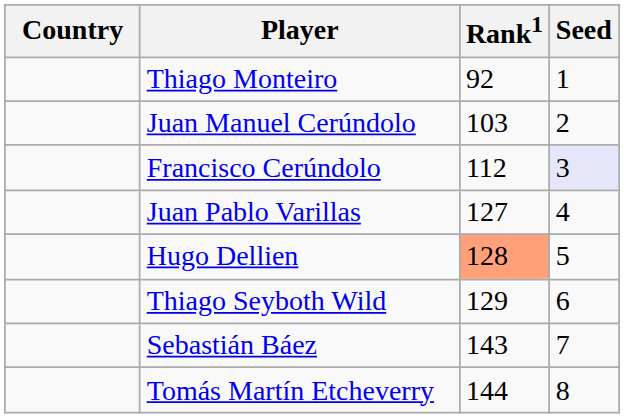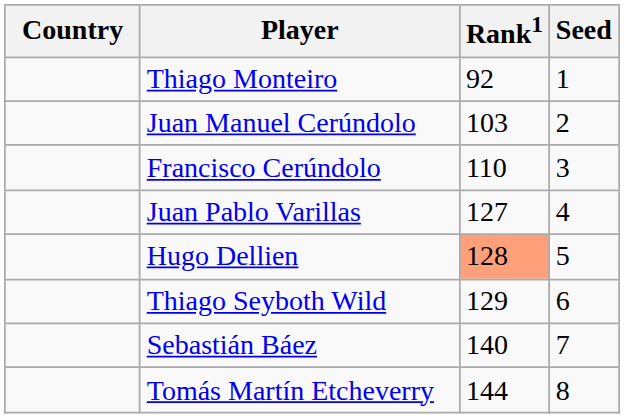(486, 167) 112 -> (486, 167) 110
(563, 167) lavender background -> (563, 167) no background
(487, 345) 143 -> (487, 345) 140
